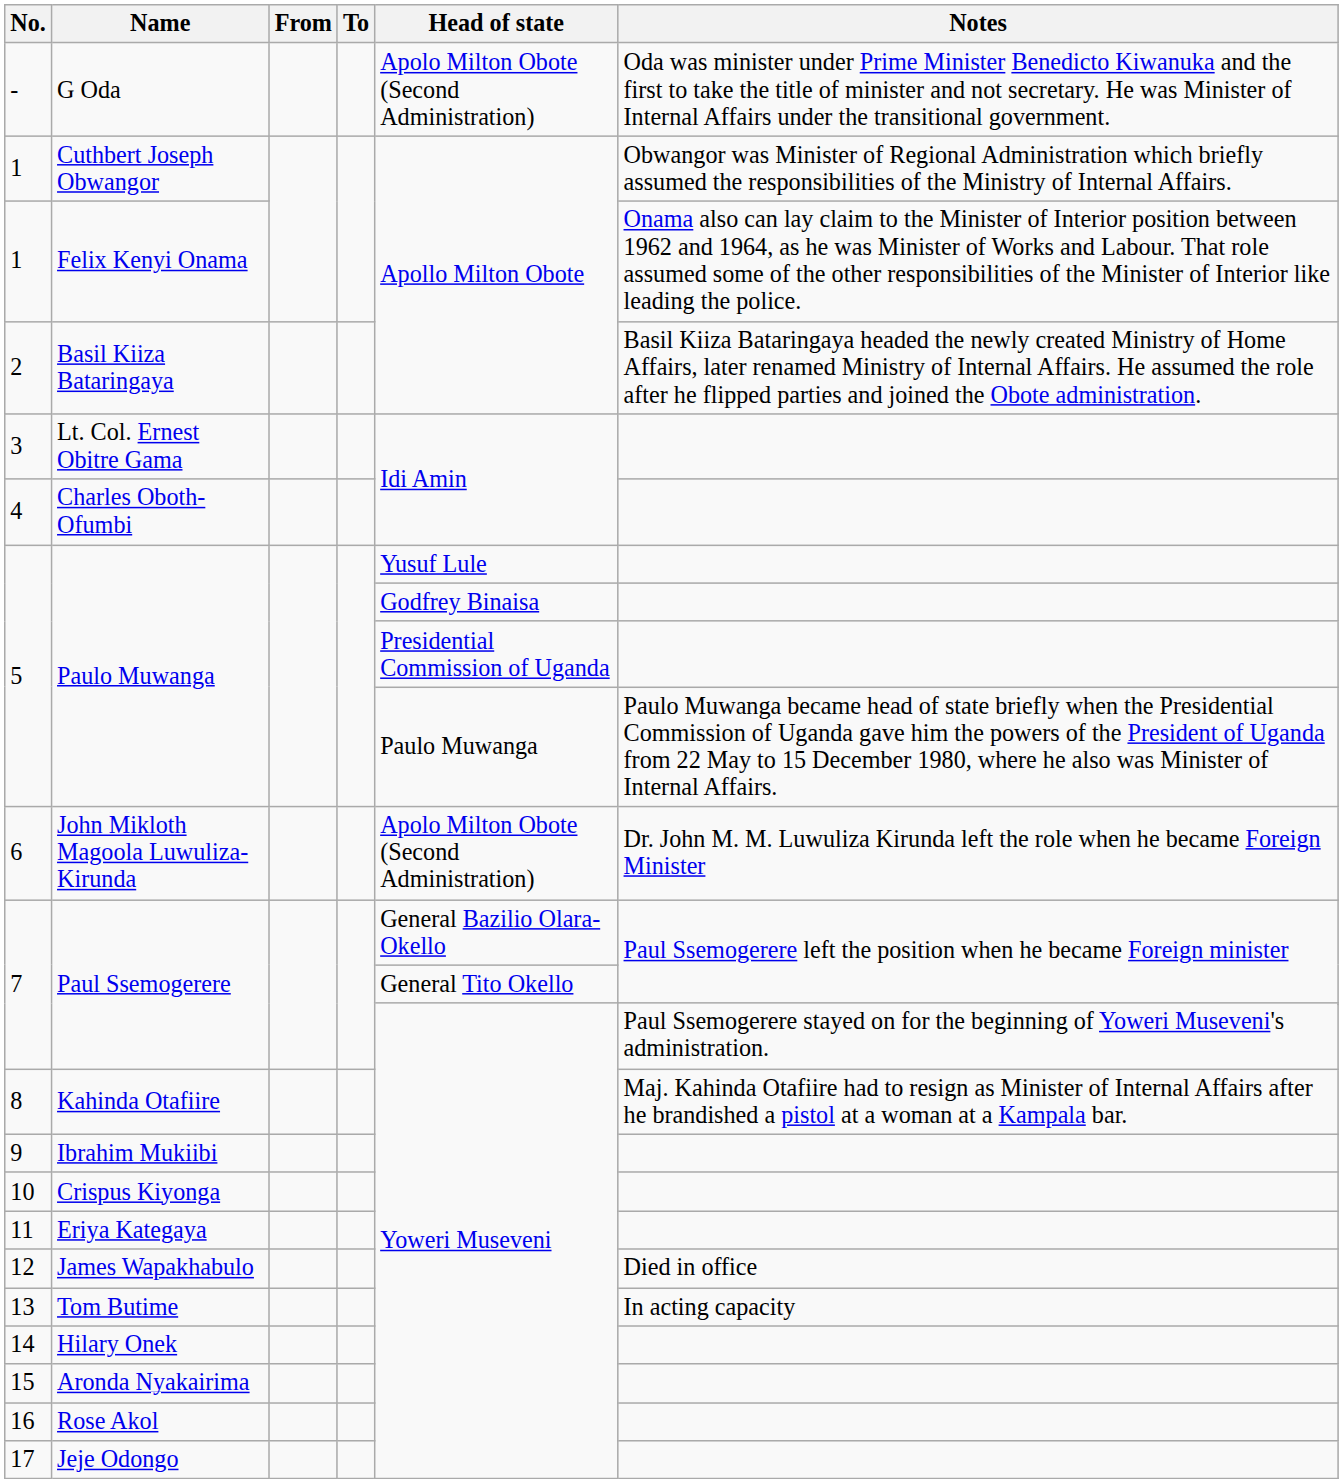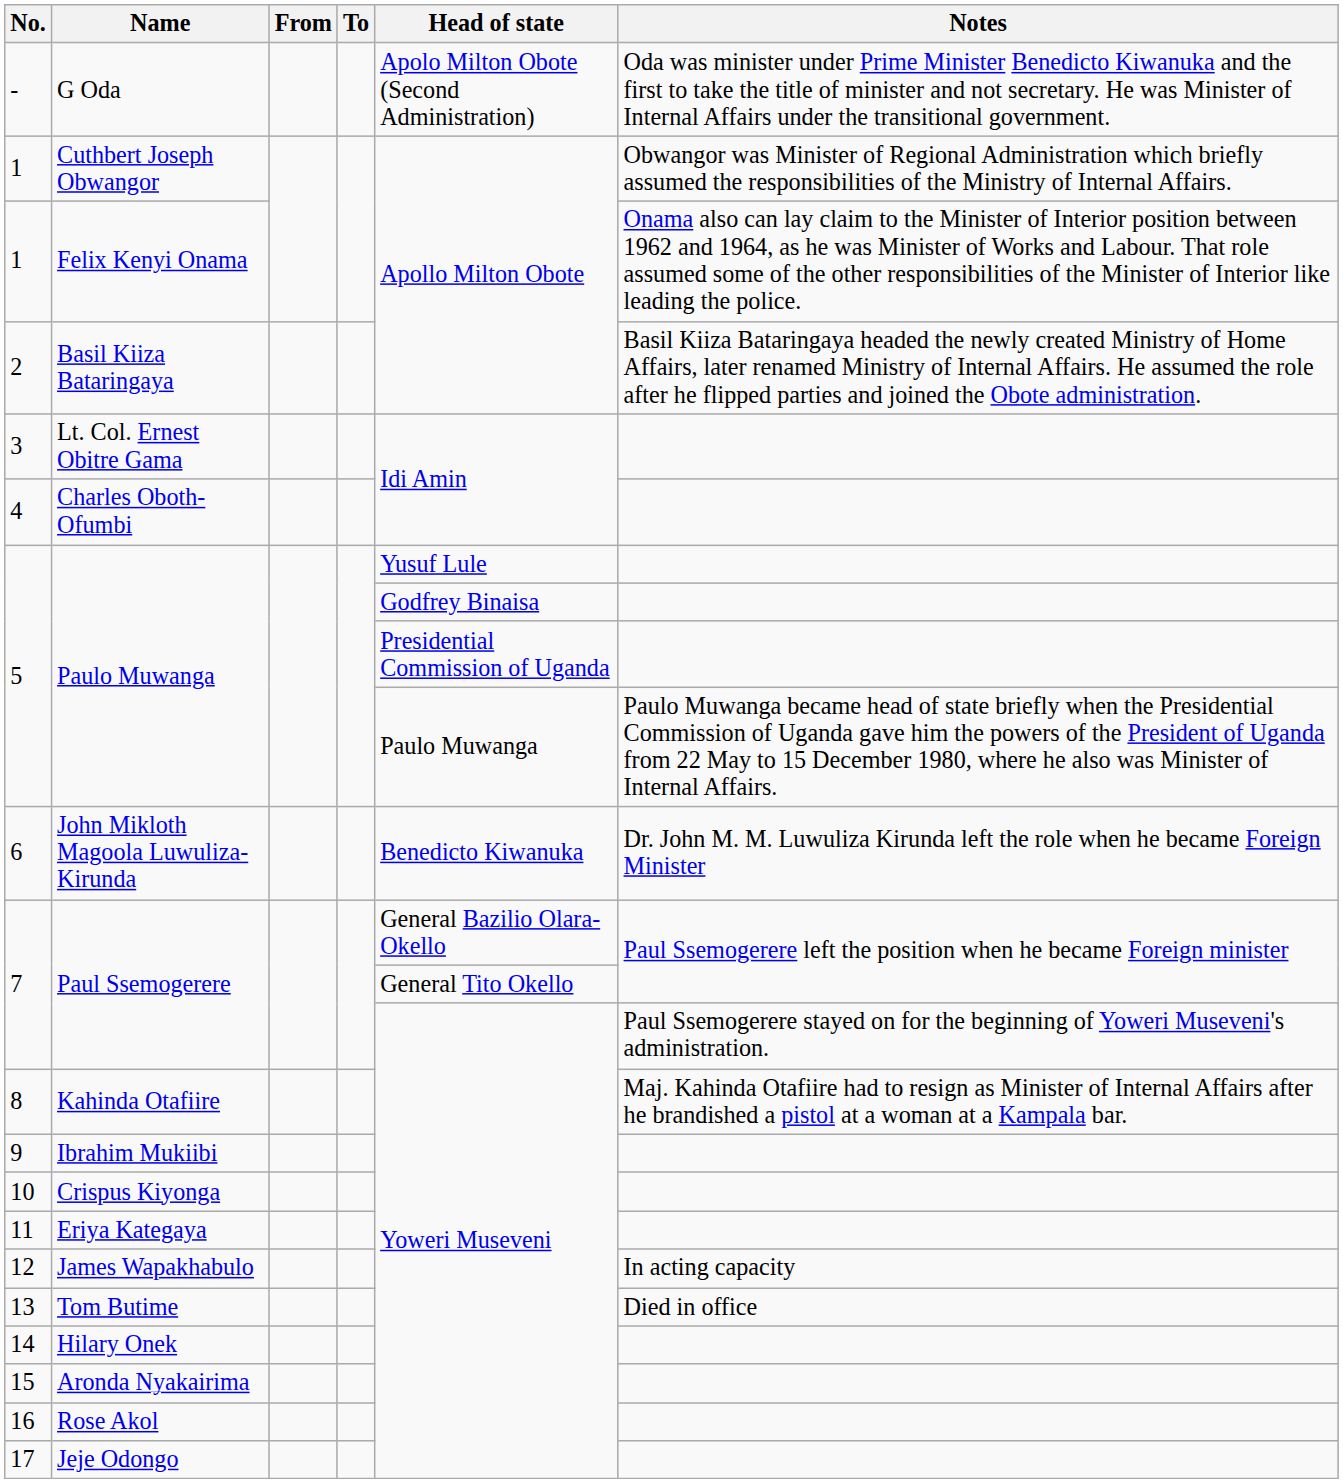(479, 852) Apolo Milton Obote (Second Administration) -> (482, 852) Benedicto Kiwanuka
(690, 1268) Died in office -> (709, 1268) In acting capacity
(709, 1306) In acting capacity -> (690, 1306) Died in office
